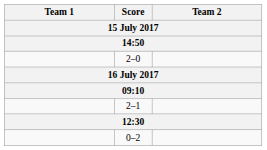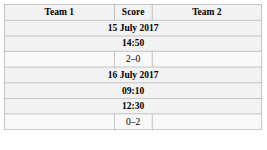- row: (133, 106)
